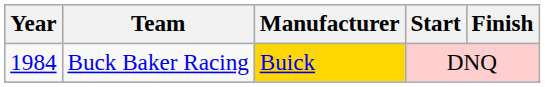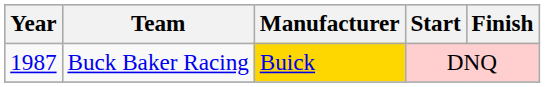(33, 62) 1984 -> (33, 62) 1987
